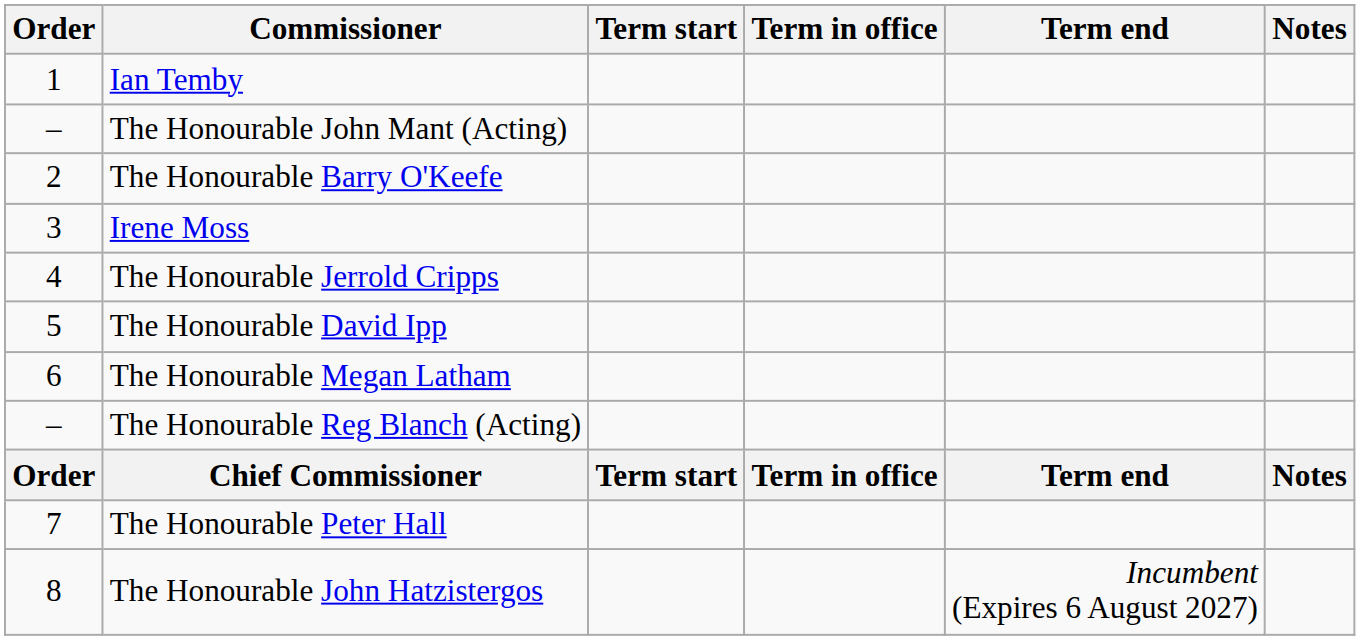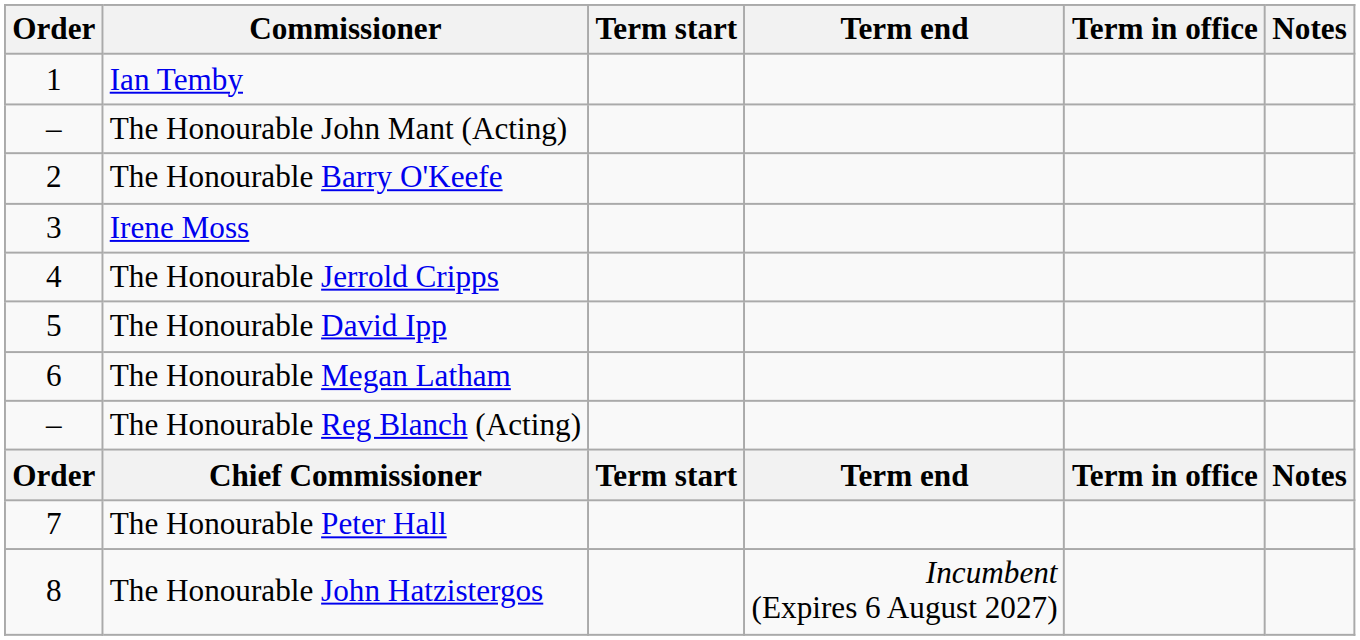columns swapped: (1105, 29) <-> (845, 29)
